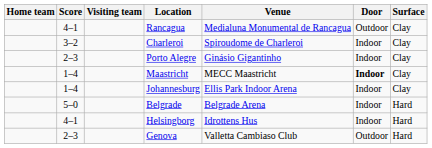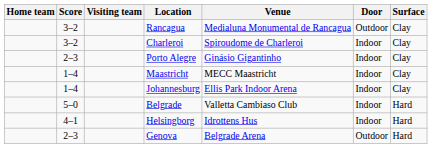(71, 27) 4–1 -> (71, 27) 3–2
(370, 74) bold -> (369, 74) normal
(235, 105) Belgrade Arena -> (251, 105) Valletta Cambiaso Club
(251, 136) Valletta Cambiaso Club -> (235, 136) Belgrade Arena
